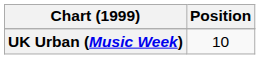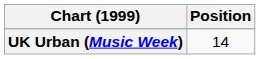(221, 41) 10 -> (221, 41) 14
